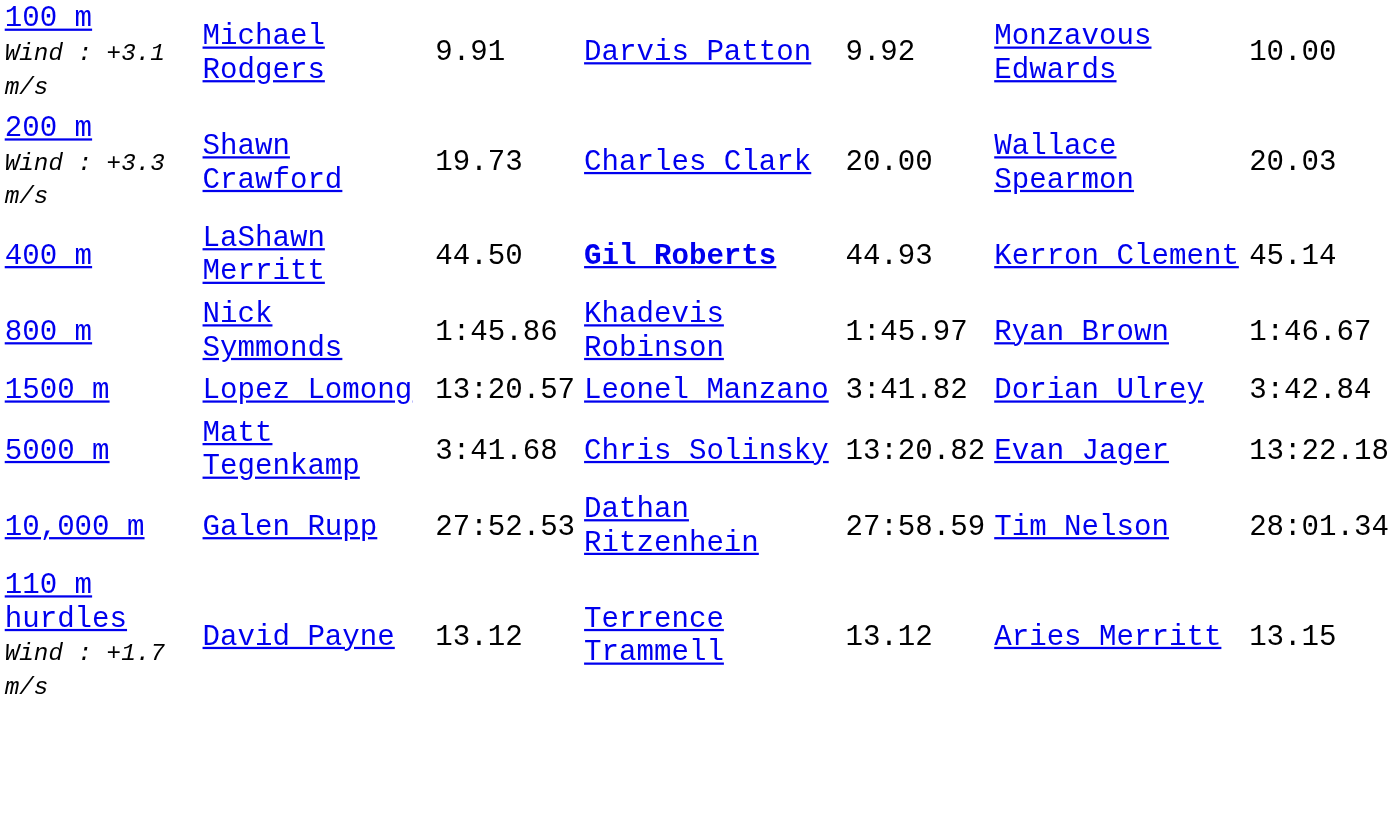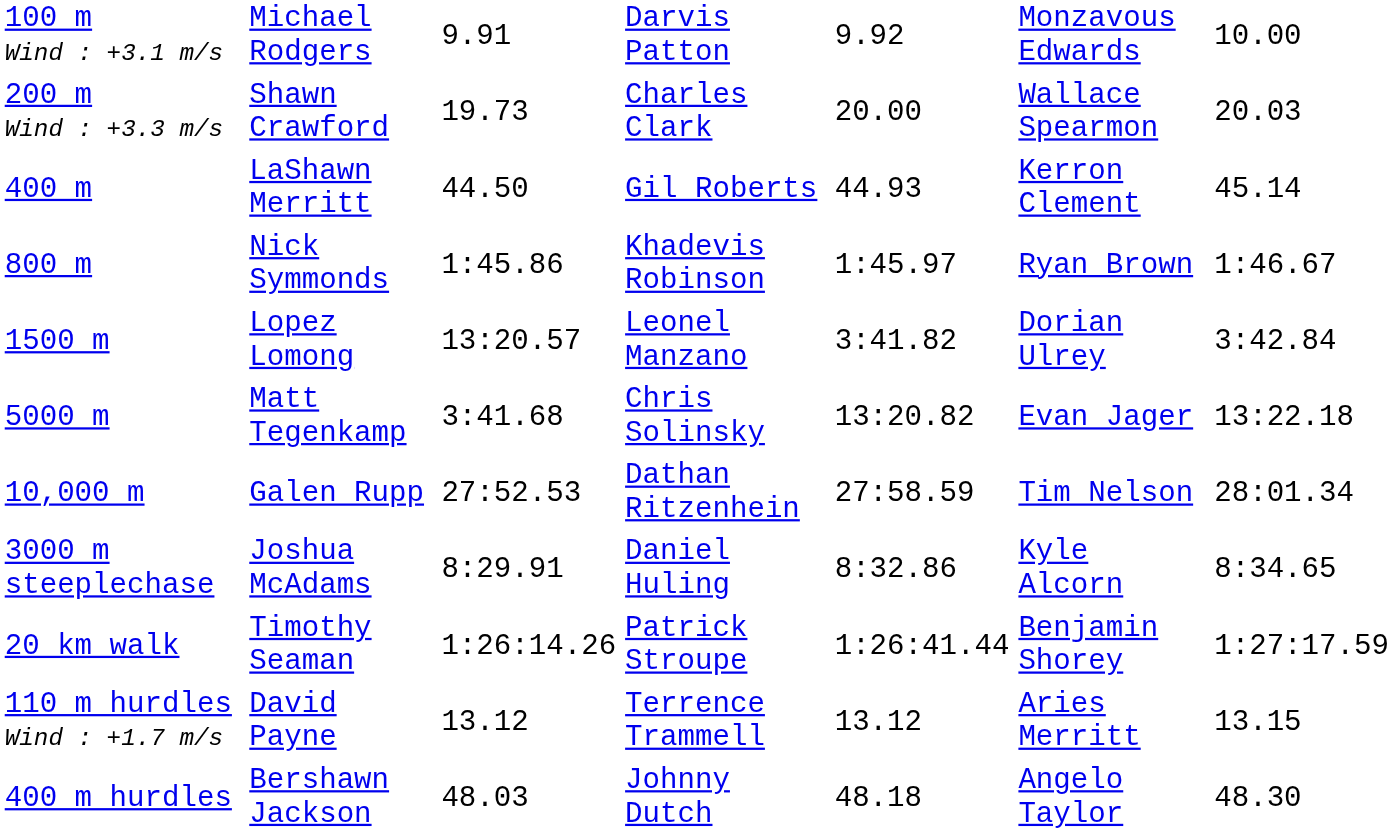(680, 255) bold -> (721, 188) normal
+ row: (110, 568)
+ row: (92, 645)
+ row: (118, 797)
